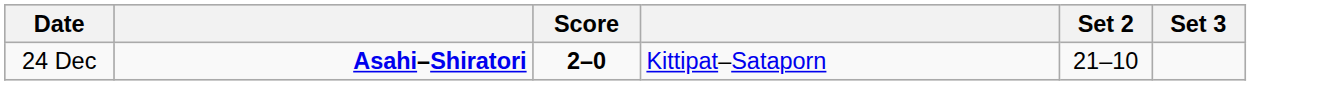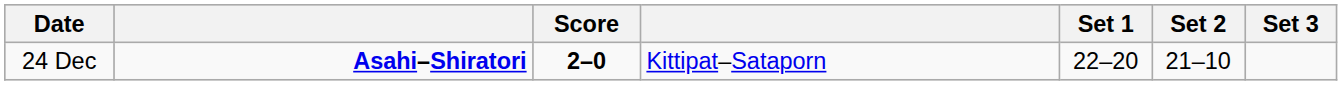+ column: (1106, 24)
